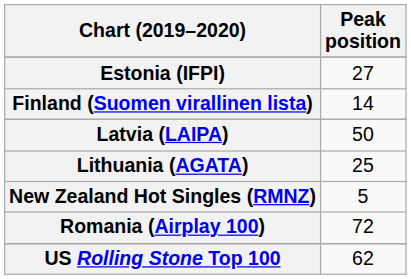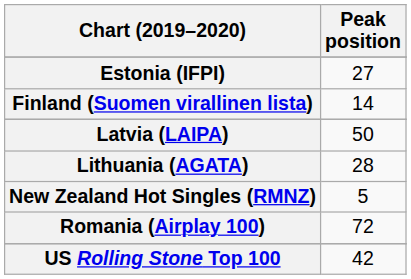(363, 165) 25 -> (363, 165) 28
(363, 258) 62 -> (363, 258) 42
